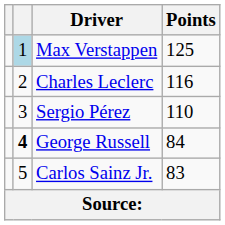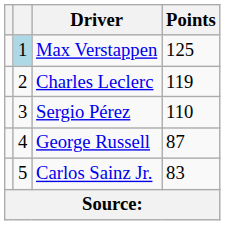(180, 80) 116 -> (180, 80) 119
(23, 142) bold -> (23, 142) normal
(175, 142) 84 -> (175, 142) 87
